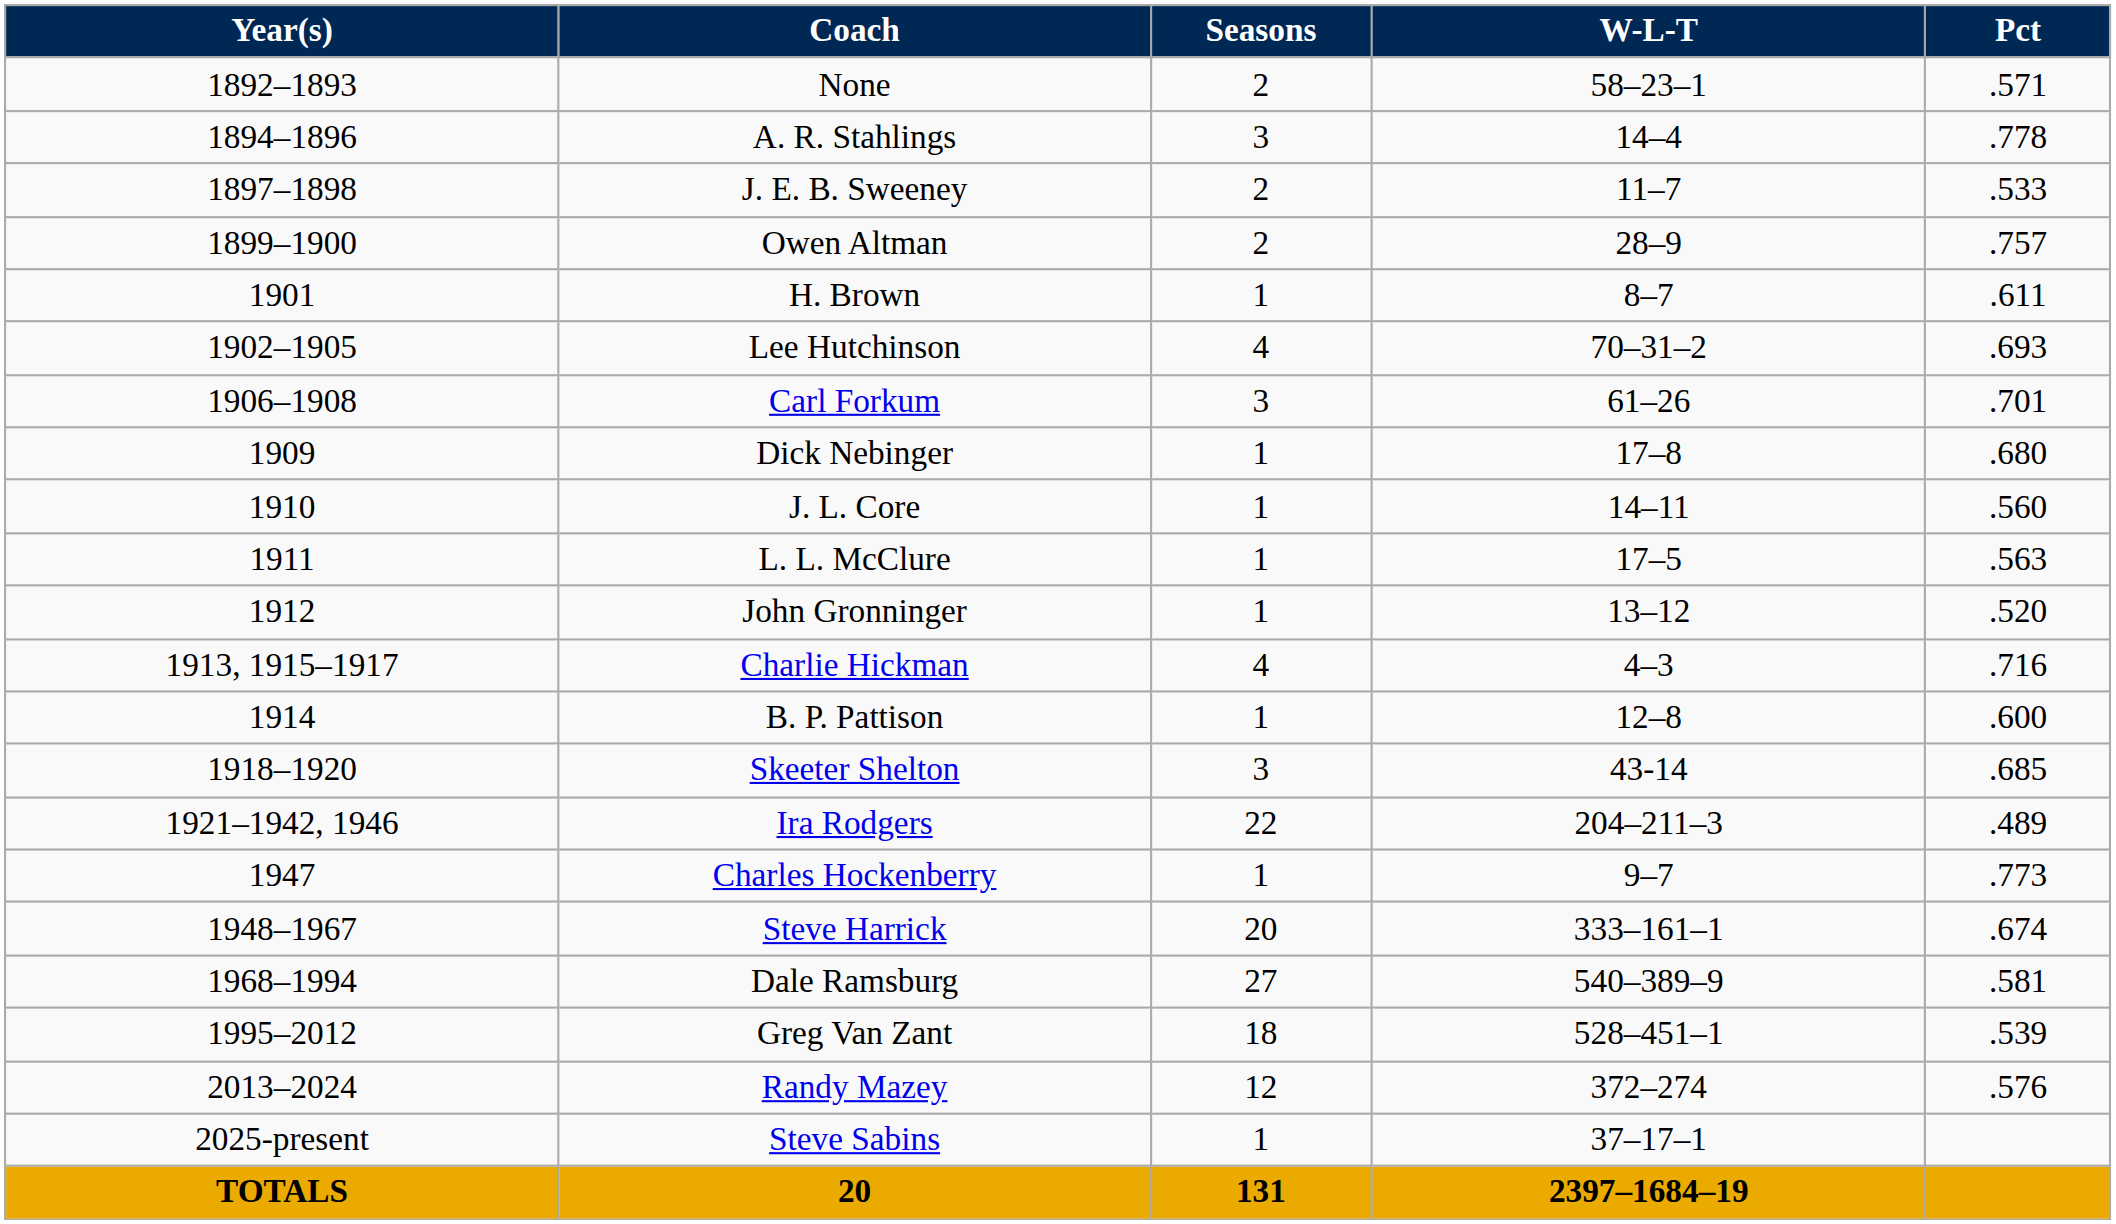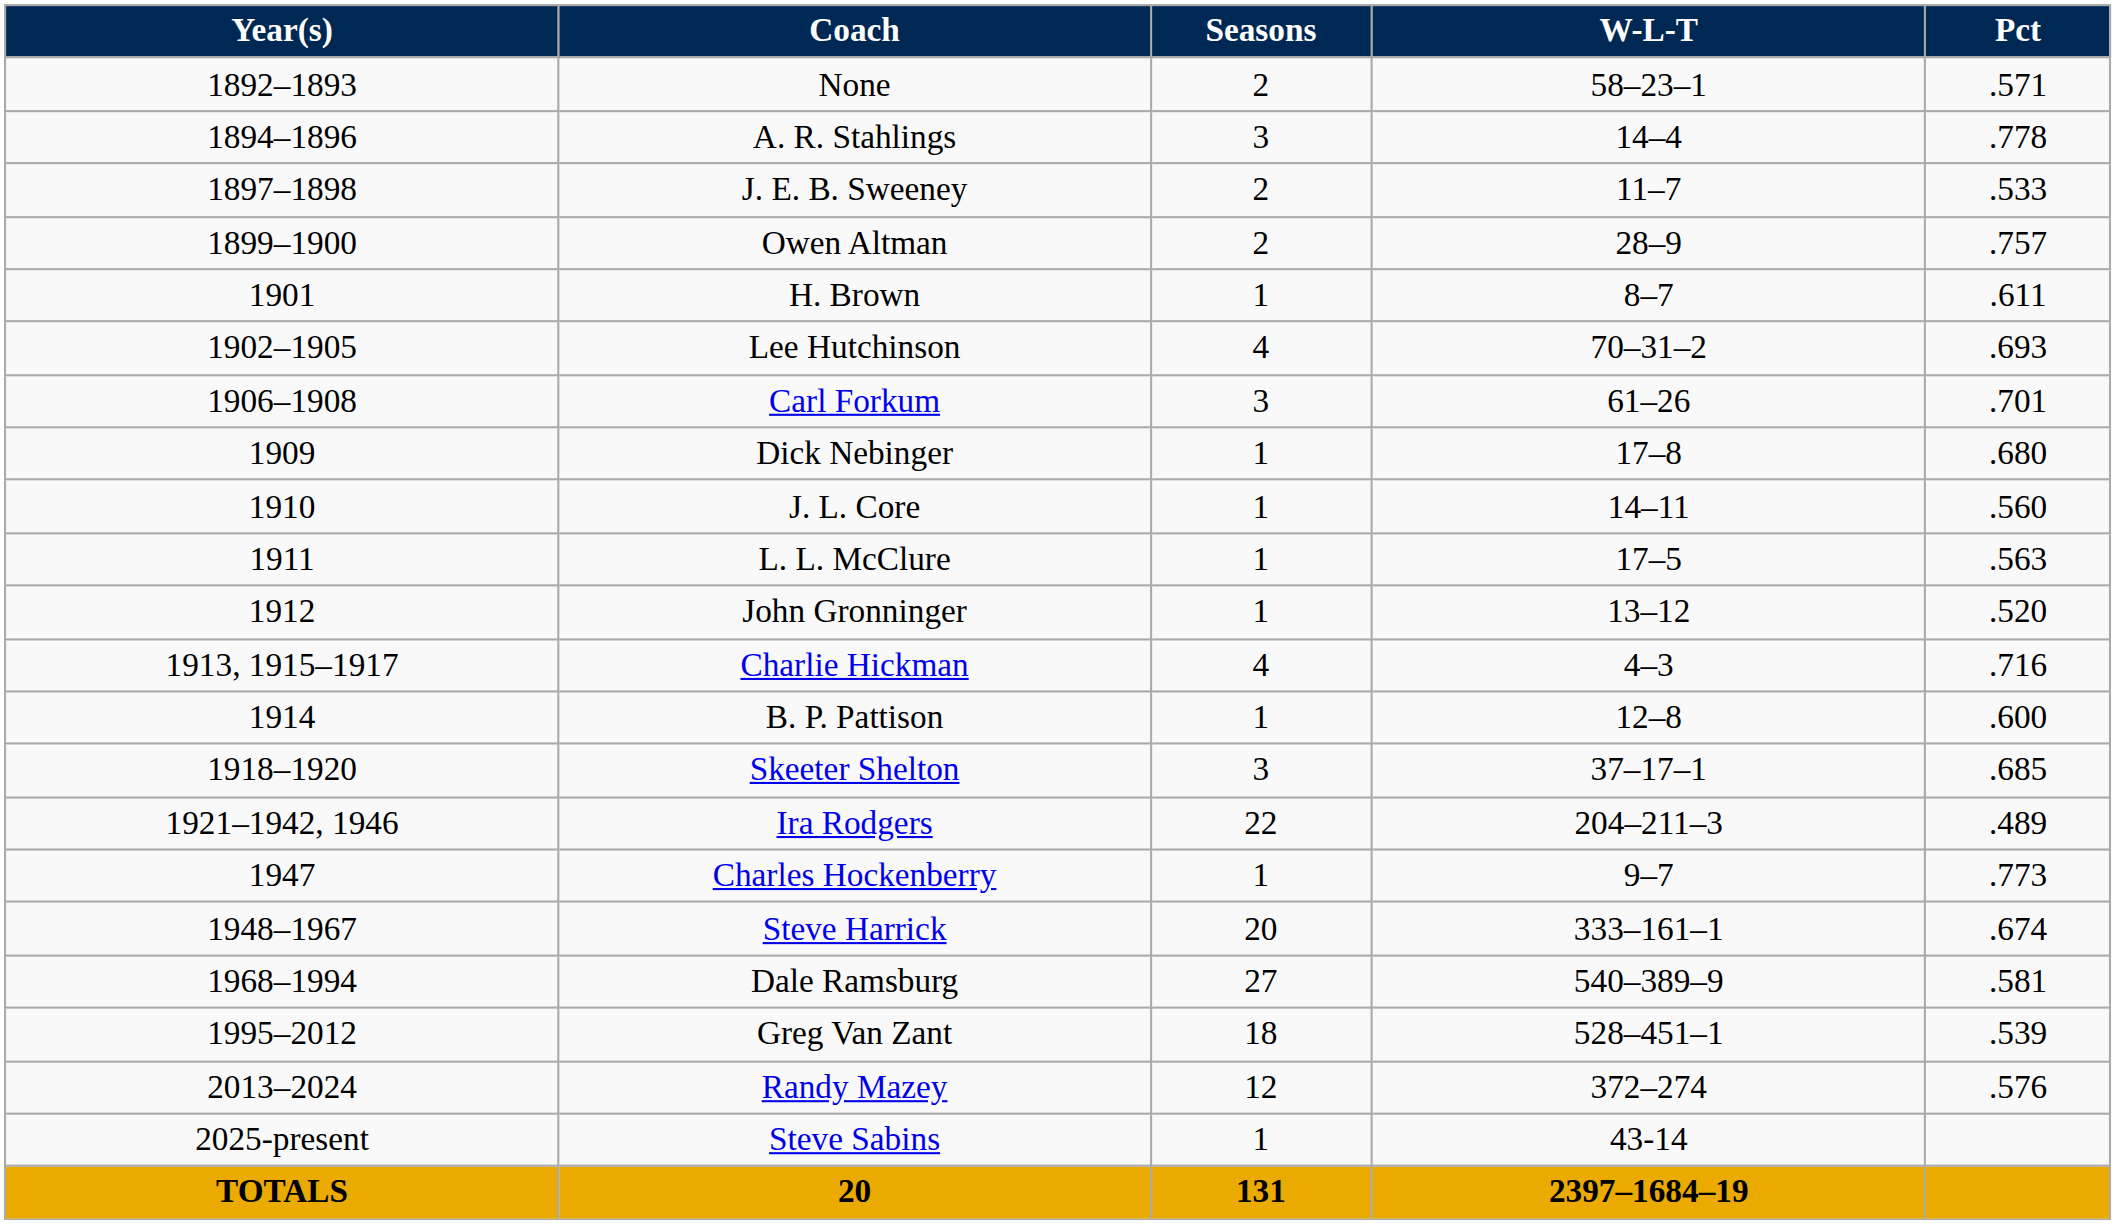(1649, 769) 43-14 -> (1649, 769) 37–17–1
(1649, 1139) 37–17–1 -> (1649, 1139) 43-14
